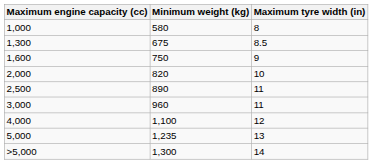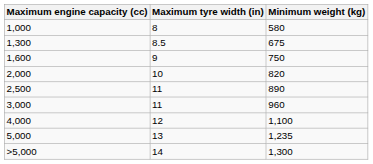columns swapped: (201, 12) <-> (309, 12)
